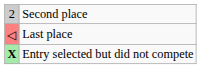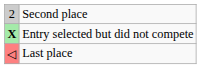rows swapped: (47, 34) <-> (108, 54)
